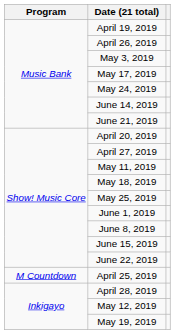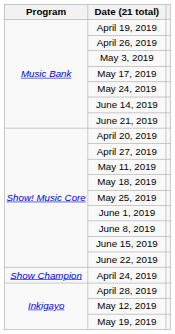+ row: (127, 275)
- row: (127, 275)
